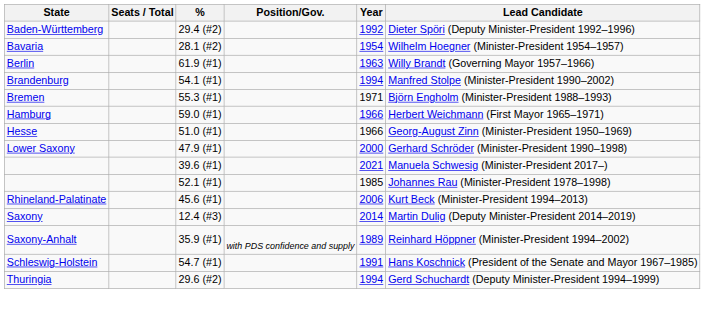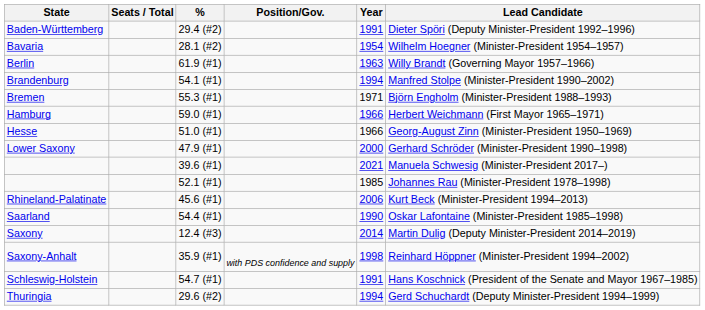(371, 30) 1992 -> (371, 30) 1991
+ row: (28, 217)
(371, 240) 1989 -> (371, 257) 1998
